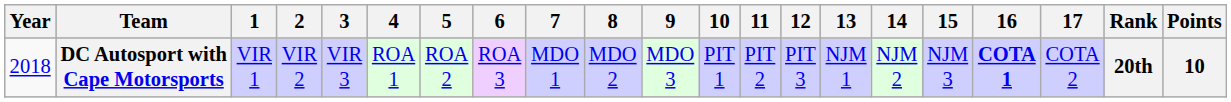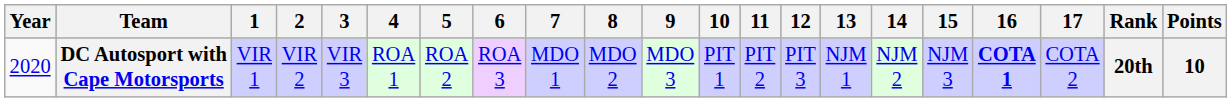(30, 66) 2018 -> (30, 66) 2020
